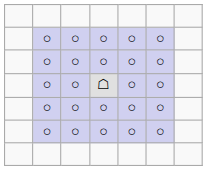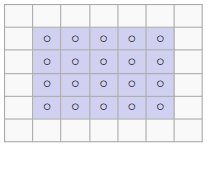- row: (47, 85)
